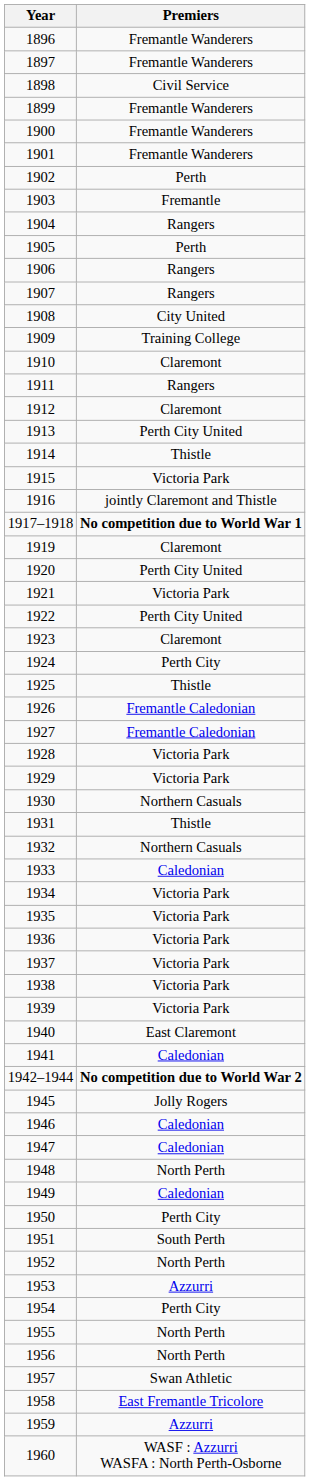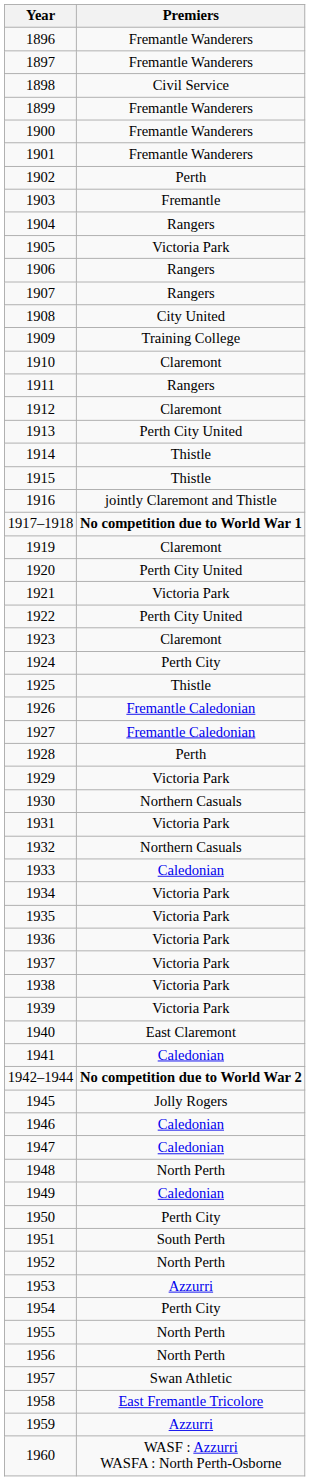(191, 246) Perth -> (191, 246) Victoria Park
(191, 477) Victoria Park -> (191, 477) Thistle
(191, 754) Victoria Park -> (191, 754) Perth
(191, 824) Thistle -> (191, 824) Victoria Park
